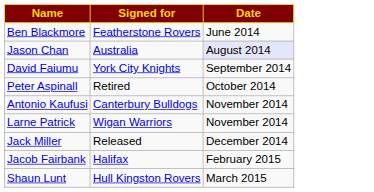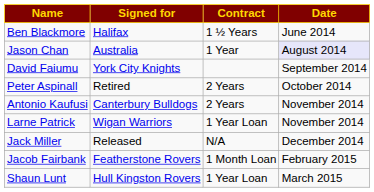+ column: (241, 13)
(147, 31) Featherstone Rovers -> (111, 31) Halifax
(111, 159) Halifax -> (147, 159) Featherstone Rovers
